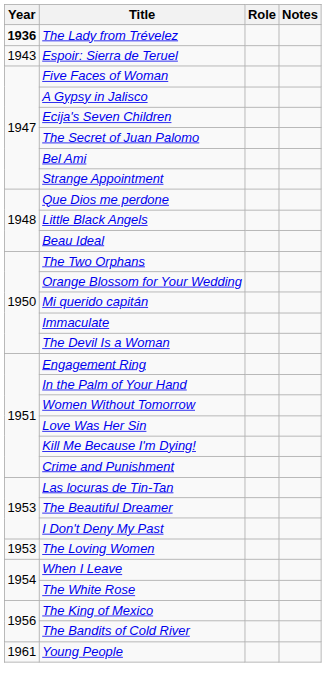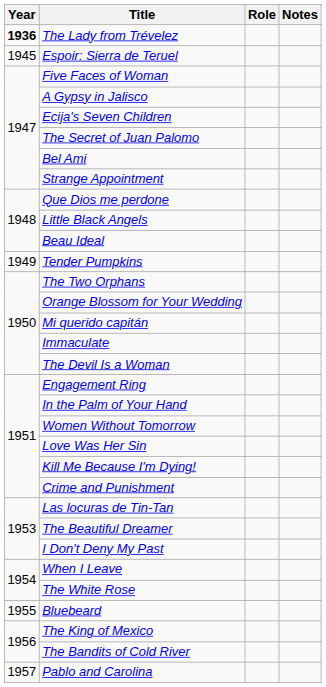(22, 55) 1943 -> (22, 55) 1945
+ row: (92, 261)
- row: (98, 549)
+ row: (72, 610)
+ row: (97, 672)
- row: (83, 651)
